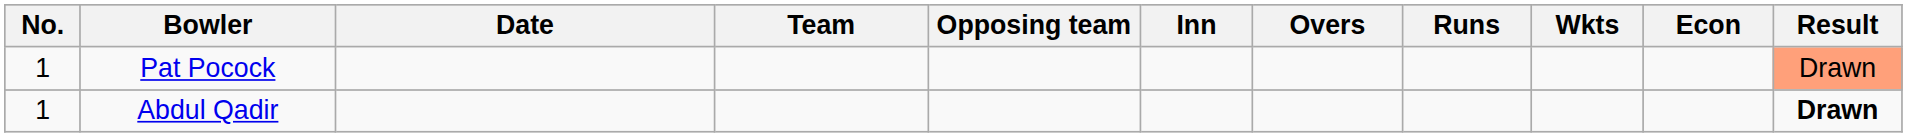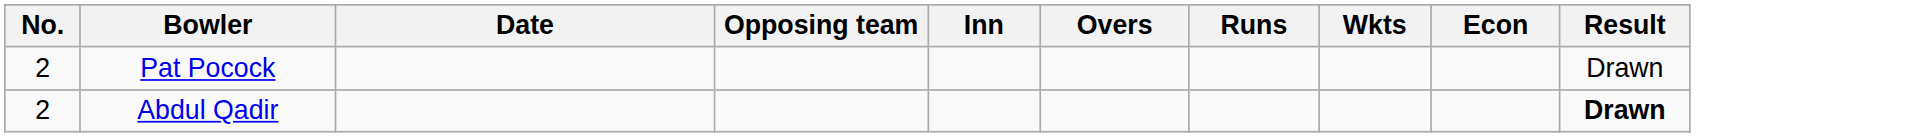- column: (821, 25)
(43, 68) 1 -> (43, 68) 2
(1838, 68) lightsalmon background -> (1625, 68) no background
(43, 110) 1 -> (43, 110) 2
